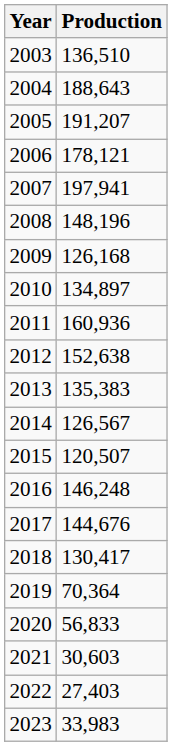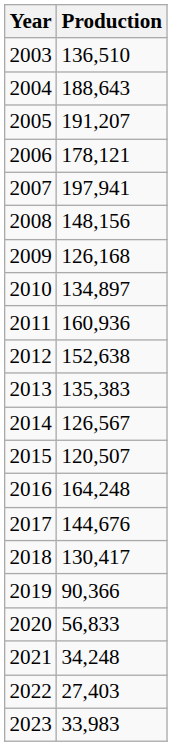(96, 222) 148,196 -> (96, 222) 148,156
(96, 490) 146,248 -> (96, 490) 164,248
(91, 590) 70,364 -> (91, 590) 90,366
(91, 657) 30,603 -> (91, 657) 34,248
